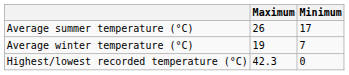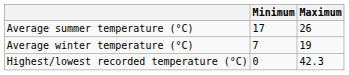columns swapped: (274, 13) <-> (321, 13)
